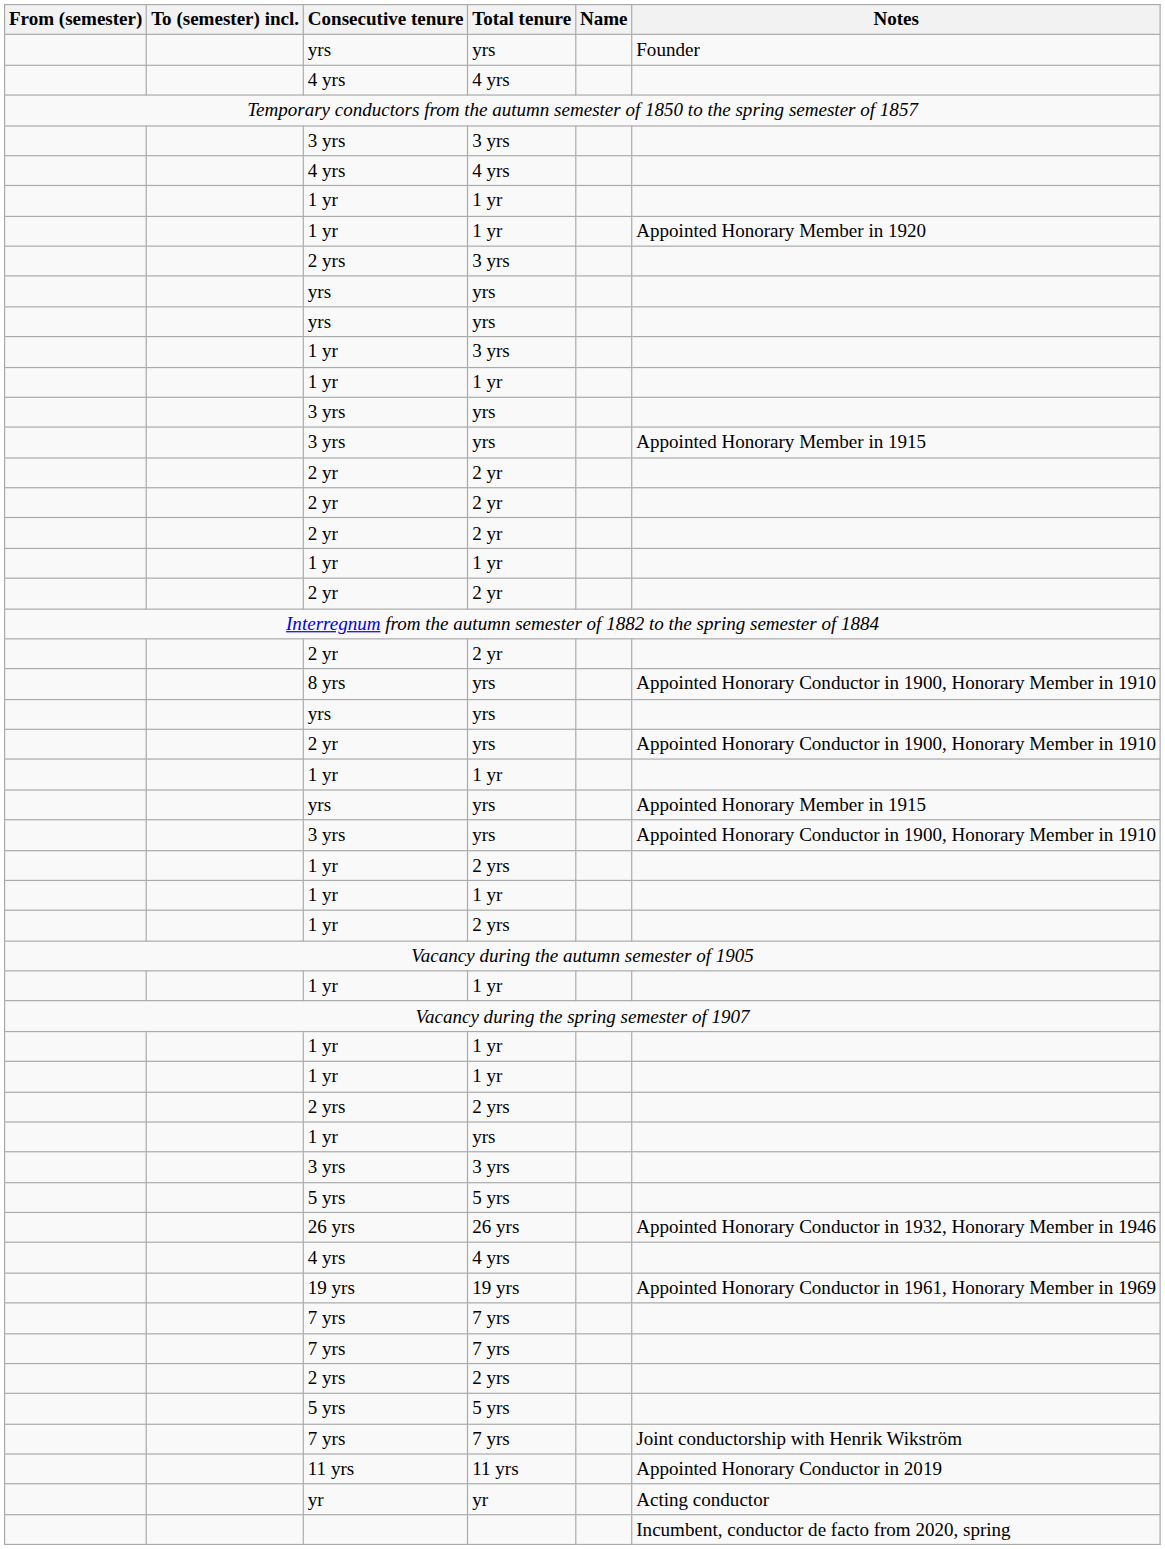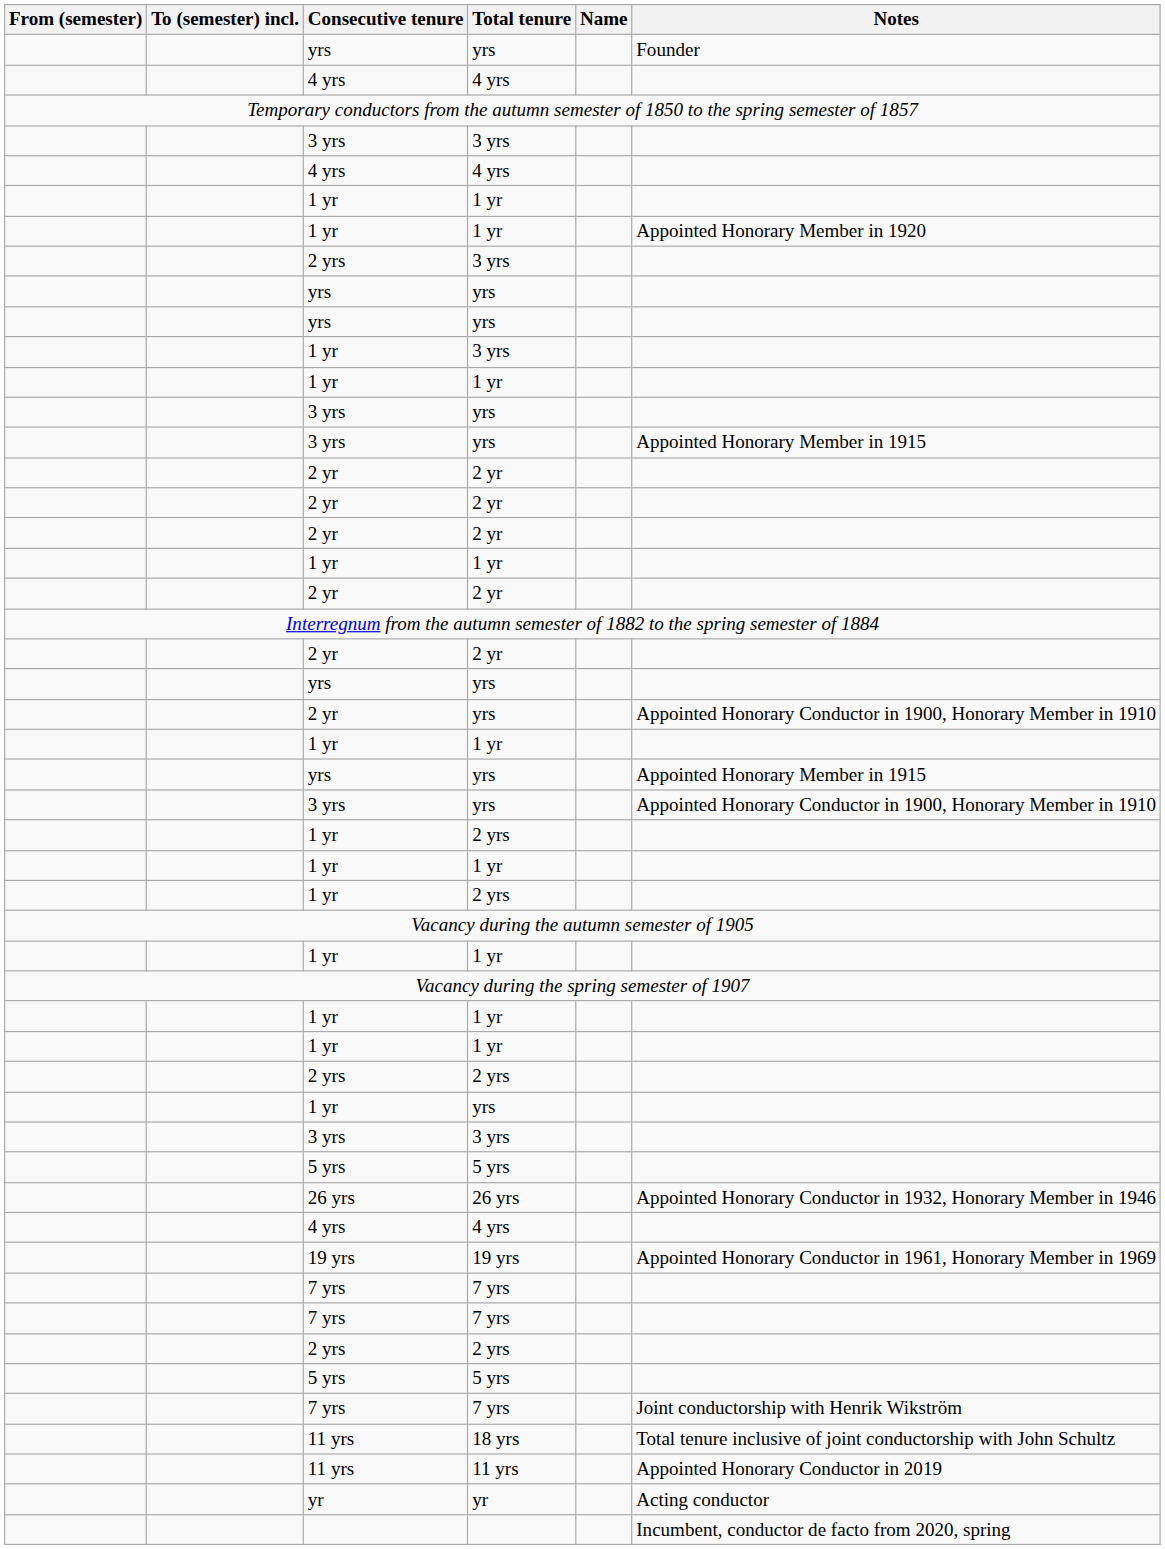- row: (327, 683)
+ row: (331, 1438)
